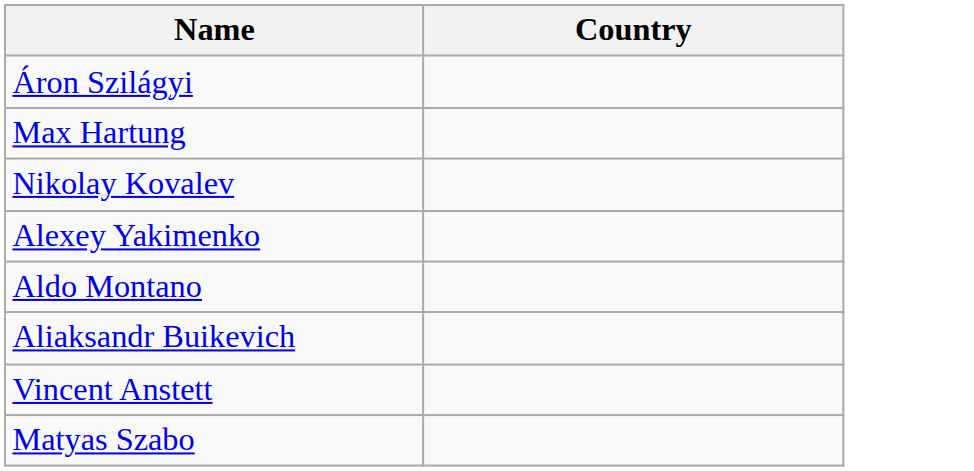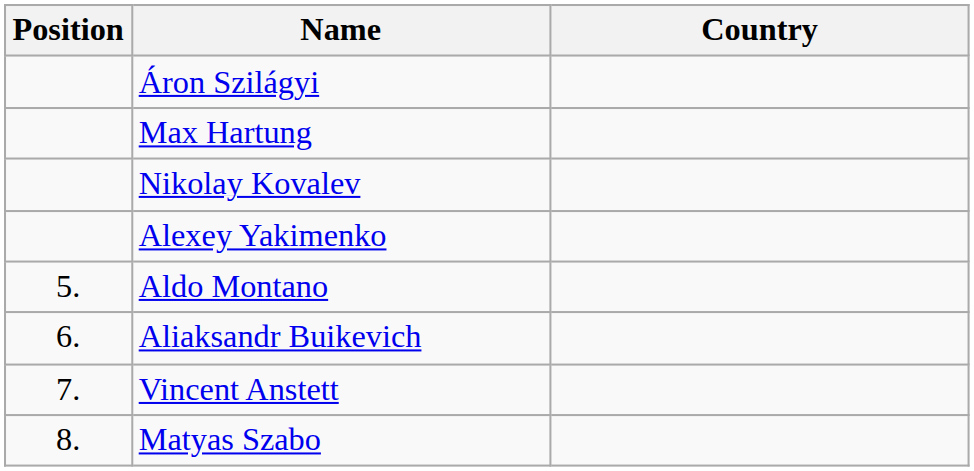+ column: (68, 30)
